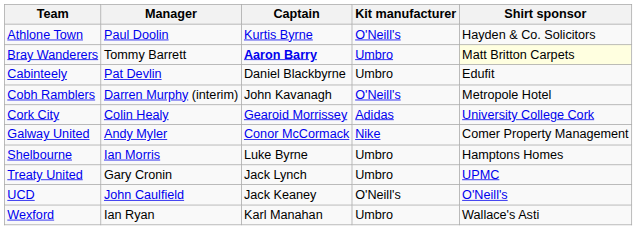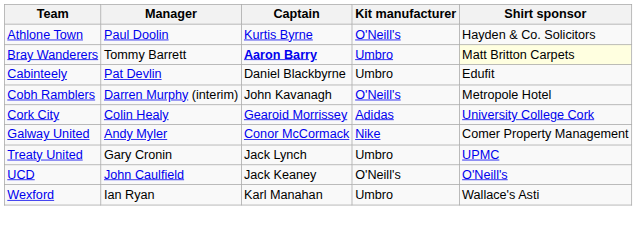- row: (40, 154)
